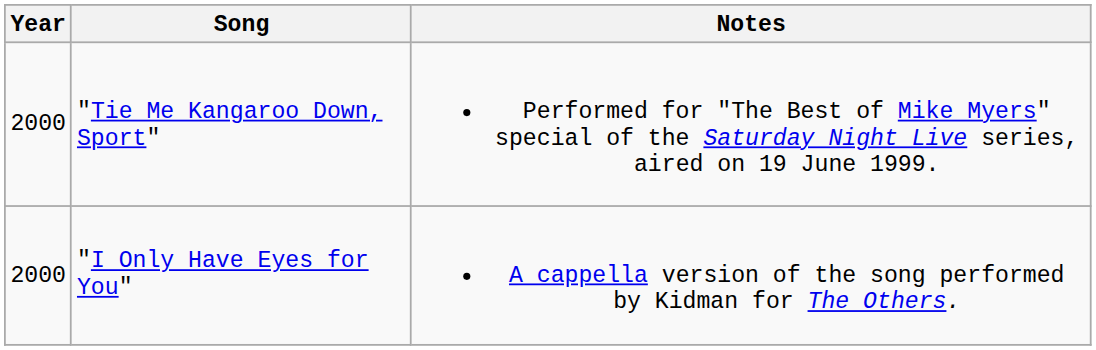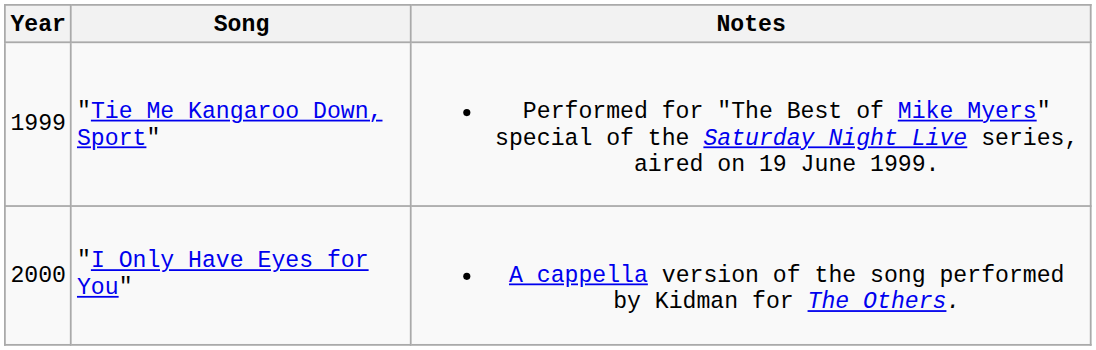(38, 125) 2000 -> (38, 125) 1999
